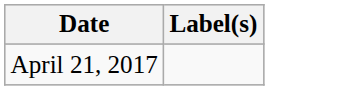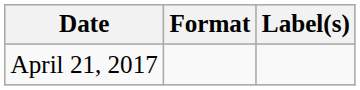+ column: (210, 24)
